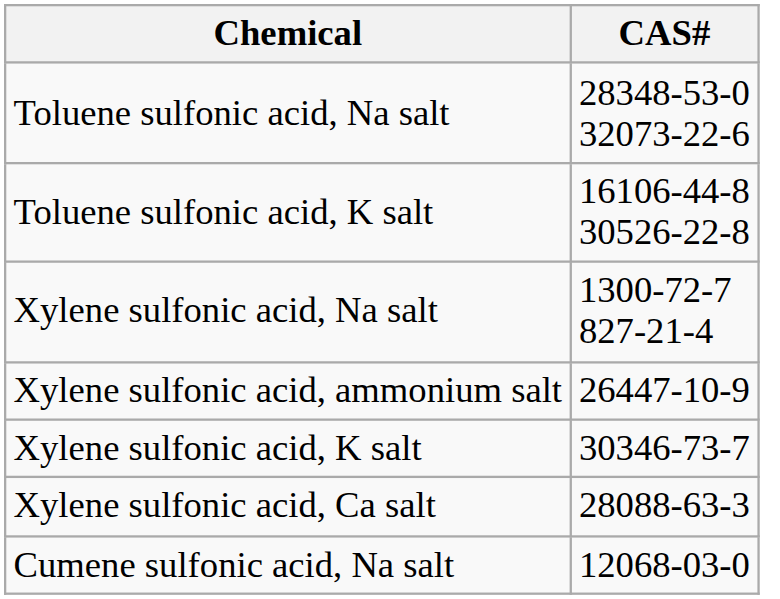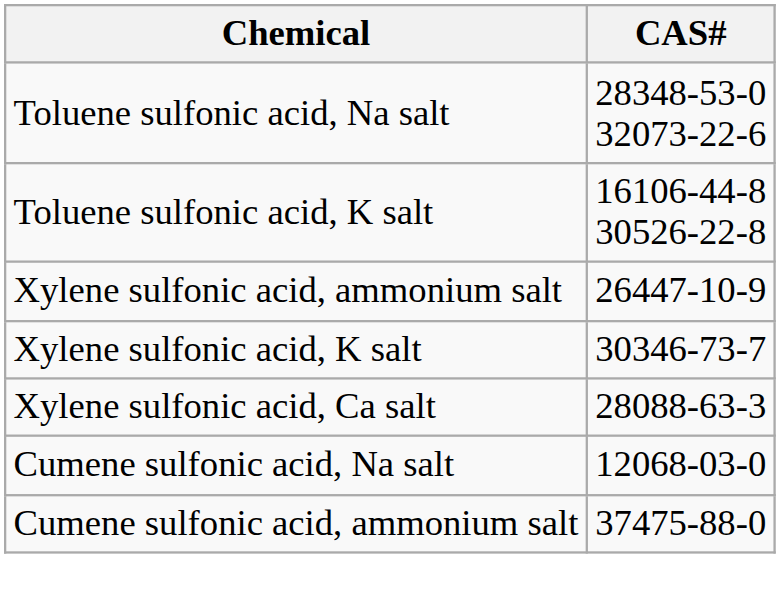- row: (226, 310)
+ row: (296, 522)
